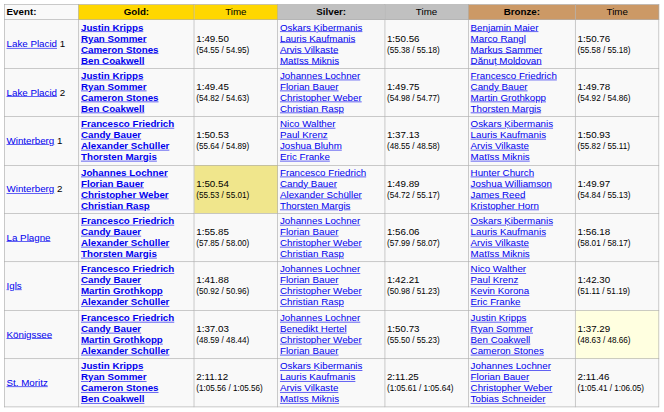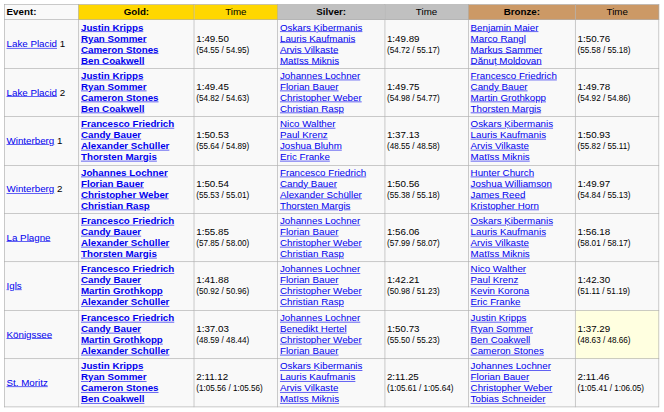(413, 44) 1:50.56 (55.38 / 55.18) -> (413, 44) 1:49.89 (54.72 / 55.17)
(223, 189) khaki background -> (223, 189) no background
(413, 189) 1:49.89 (54.72 / 55.17) -> (413, 189) 1:50.56 (55.38 / 55.18)
